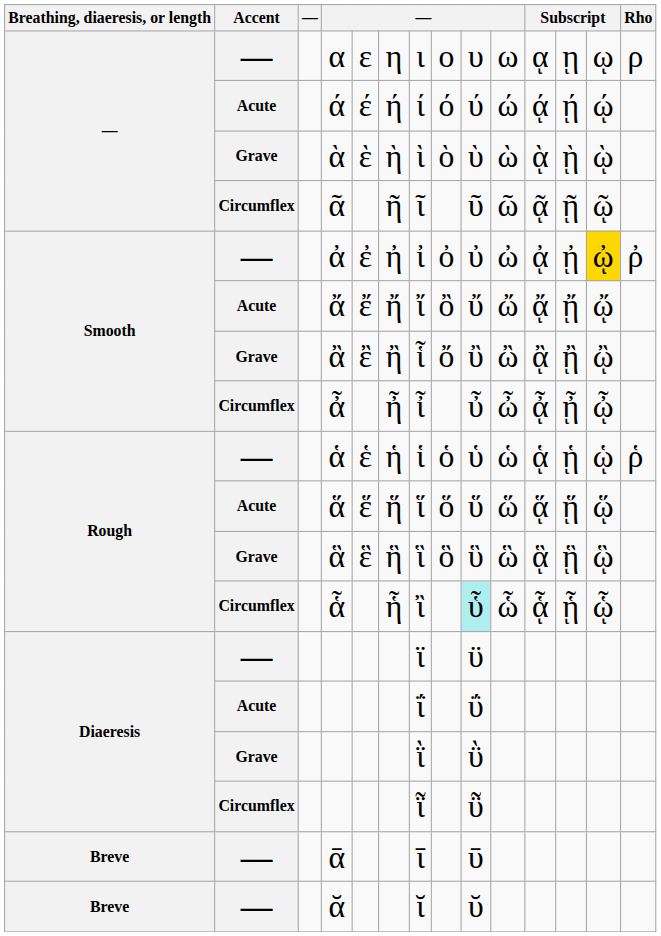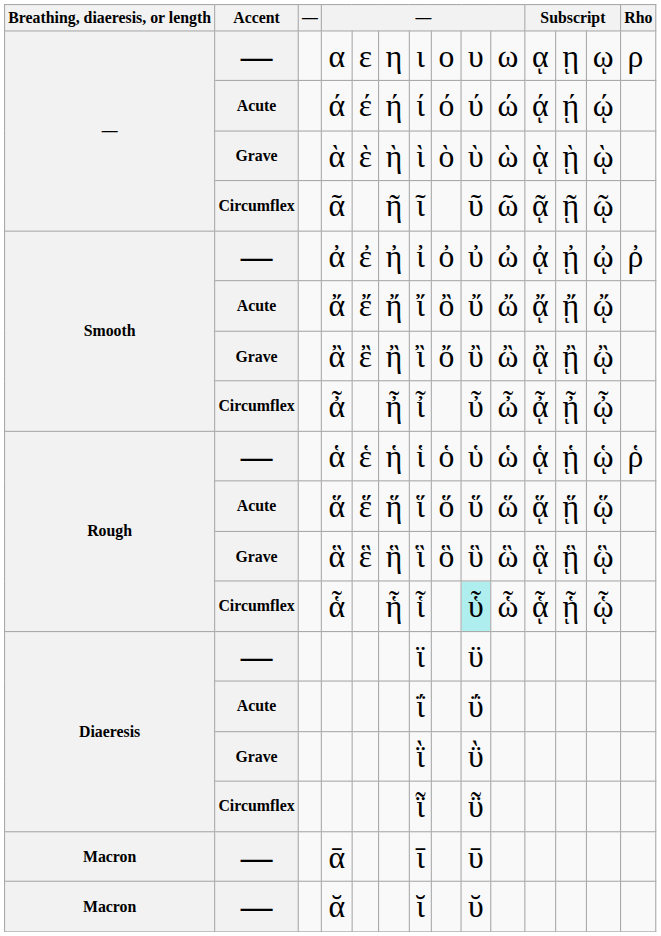(603, 255) gold background -> (603, 255) no background
(420, 355) ἷ -> (420, 355) ἲ
(420, 605) ἲ -> (420, 605) ἷ
(110, 856) Breve -> (110, 856) Macron
(110, 906) Breve -> (110, 906) Macron
